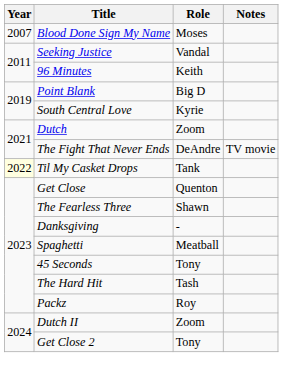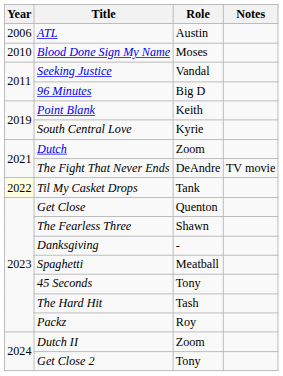+ row: (47, 33)
(19, 33) 2007 -> (19, 52) 2010
(189, 71) Keith -> (190, 91) Big D
(190, 91) Big D -> (189, 110) Keith
